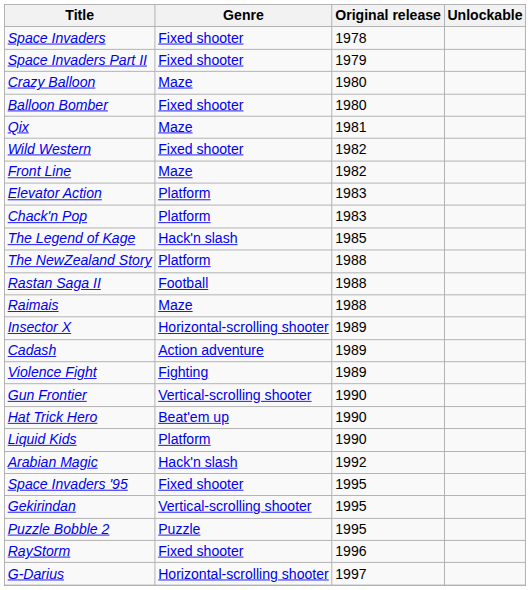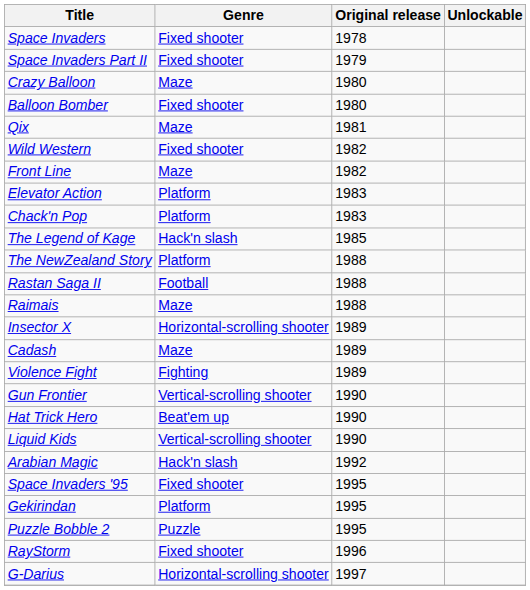(211, 350) Action adventure -> (175, 350) Maze
(184, 439) Platform -> (235, 439) Vertical-scrolling shooter
(235, 506) Vertical-scrolling shooter -> (184, 506) Platform
